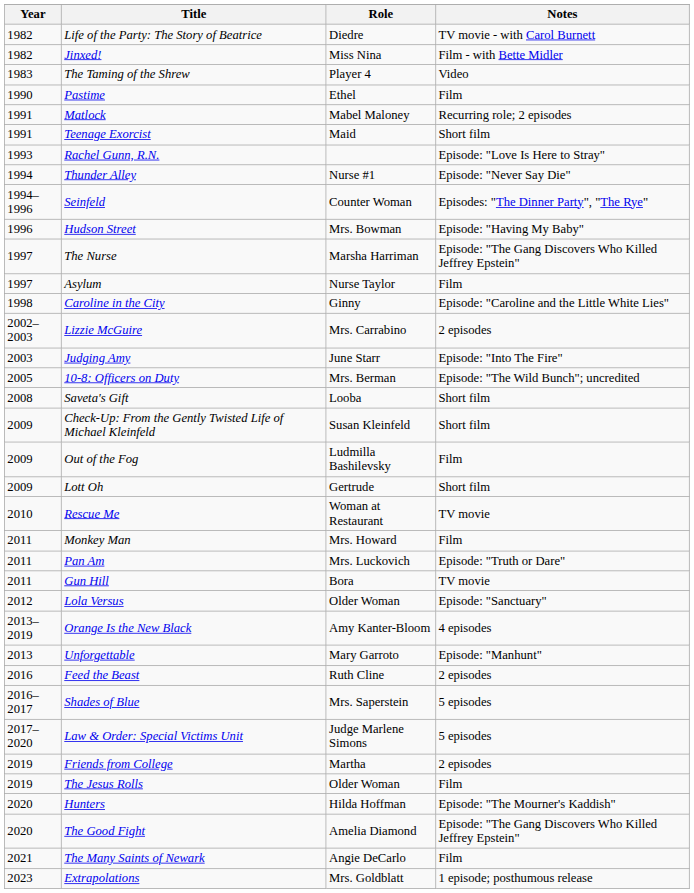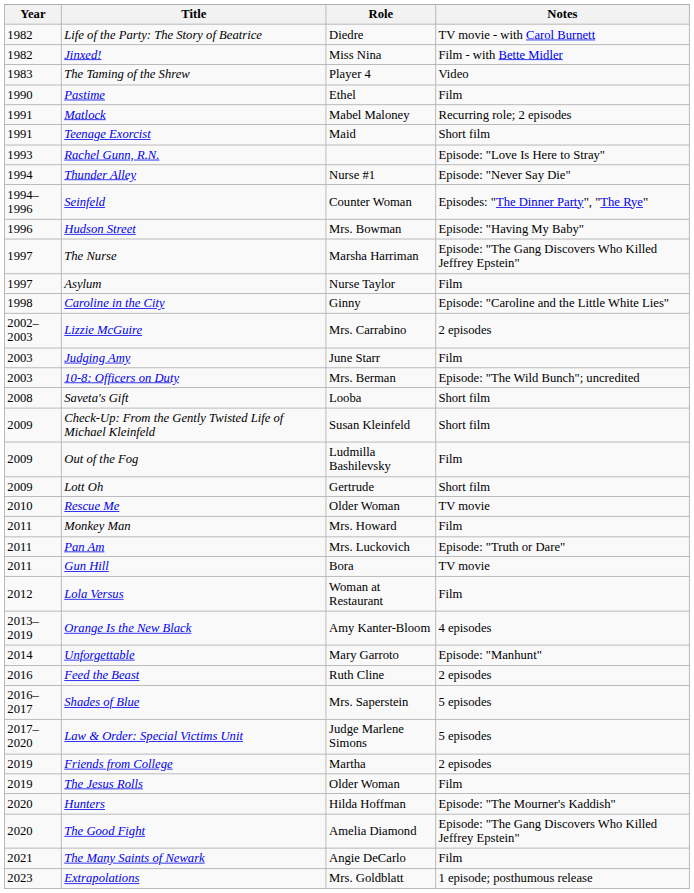(501, 357) Episode: "Into The Fire" -> (450, 357) Film
(20, 377) 2005 -> (20, 377) 2003
(356, 513) Woman at Restaurant -> (364, 506) Older Woman
(364, 600) Older Woman -> (356, 593) Woman at Restaurant
(493, 600) Episode: "Sanctuary" -> (450, 593) Film
(20, 655) 2013 -> (20, 655) 2014
